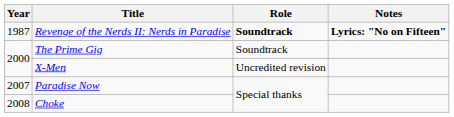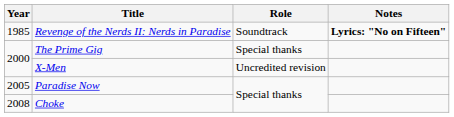(18, 31) 1987 -> (18, 31) 1985
(264, 31) bold -> (262, 31) normal
(262, 49) Soundtrack -> (269, 49) Special thanks
(18, 85) 2007 -> (18, 85) 2005
